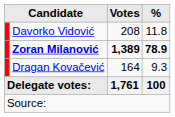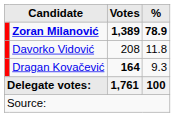rows swapped: (55, 49) <-> (53, 31)
(130, 67) normal -> (130, 67) bold
